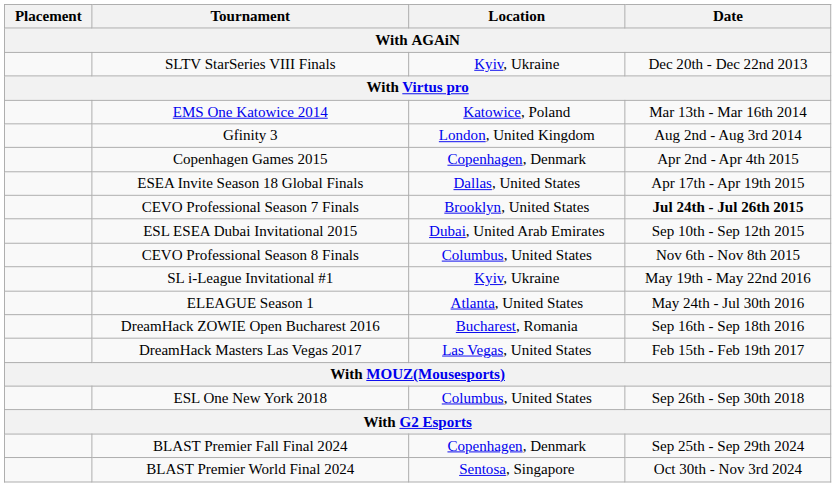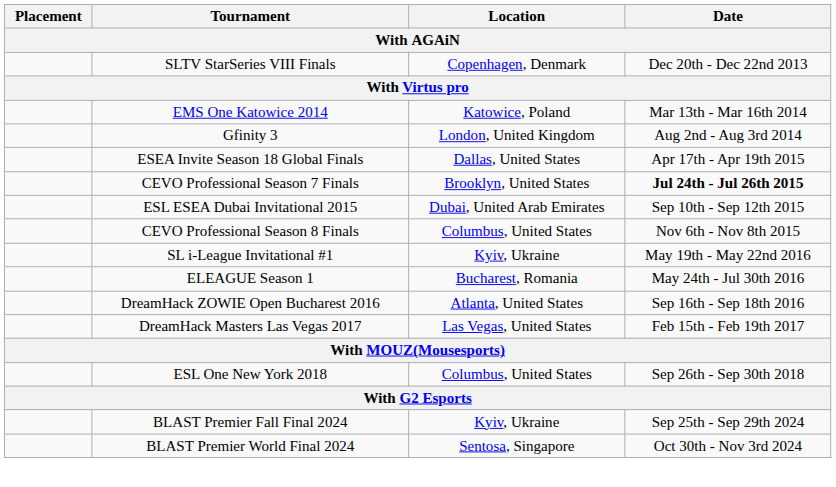(517, 64) Kyiv, Ukraine -> (517, 64) Copenhagen, Denmark
- row: (250, 159)
(517, 302) Atlanta, United States -> (517, 278) Bucharest, Romania
(517, 326) Bucharest, Romania -> (517, 302) Atlanta, United States
(517, 445) Copenhagen, Denmark -> (517, 421) Kyiv, Ukraine
